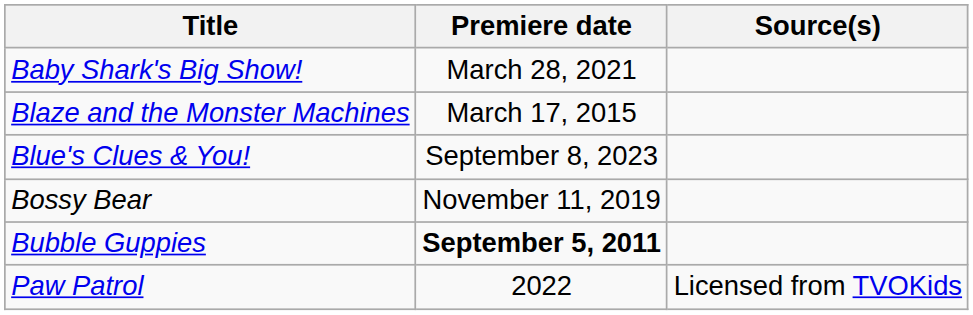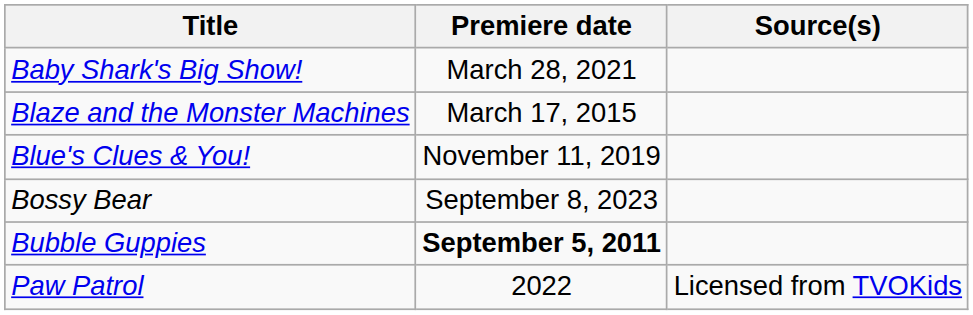(542, 156) September 8, 2023 -> (542, 156) November 11, 2019
(542, 199) November 11, 2019 -> (542, 199) September 8, 2023
